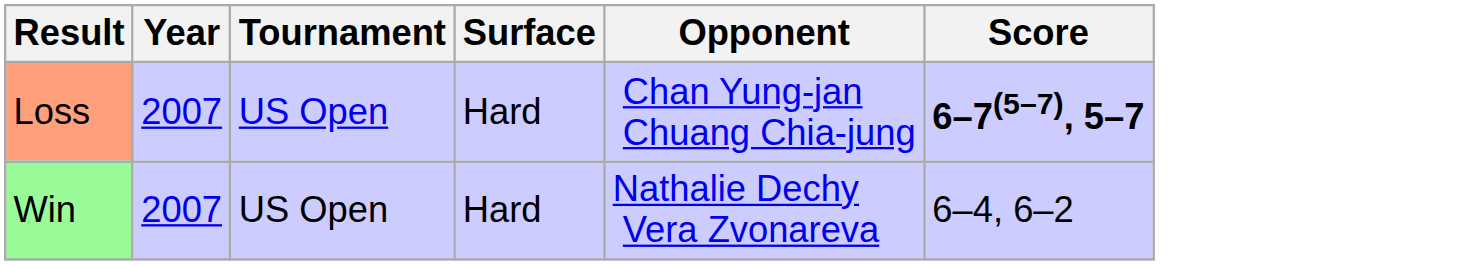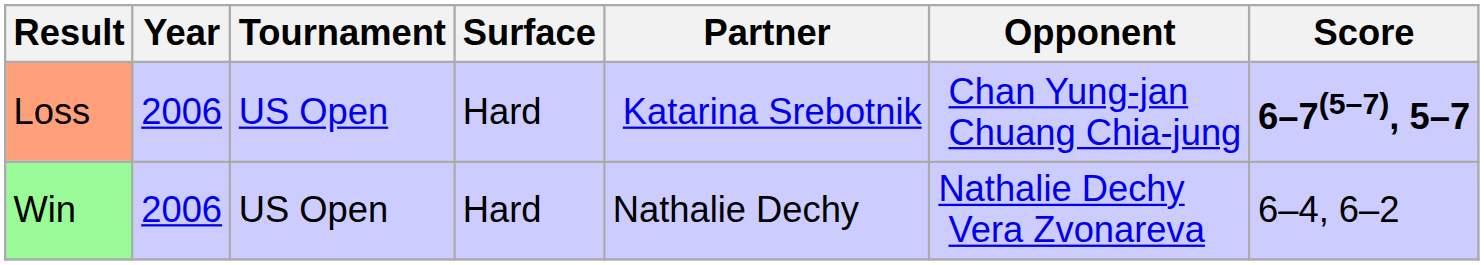+ column: (767, 33)
(182, 111) 2007 -> (182, 111) 2006
(182, 209) 2007 -> (182, 209) 2006
